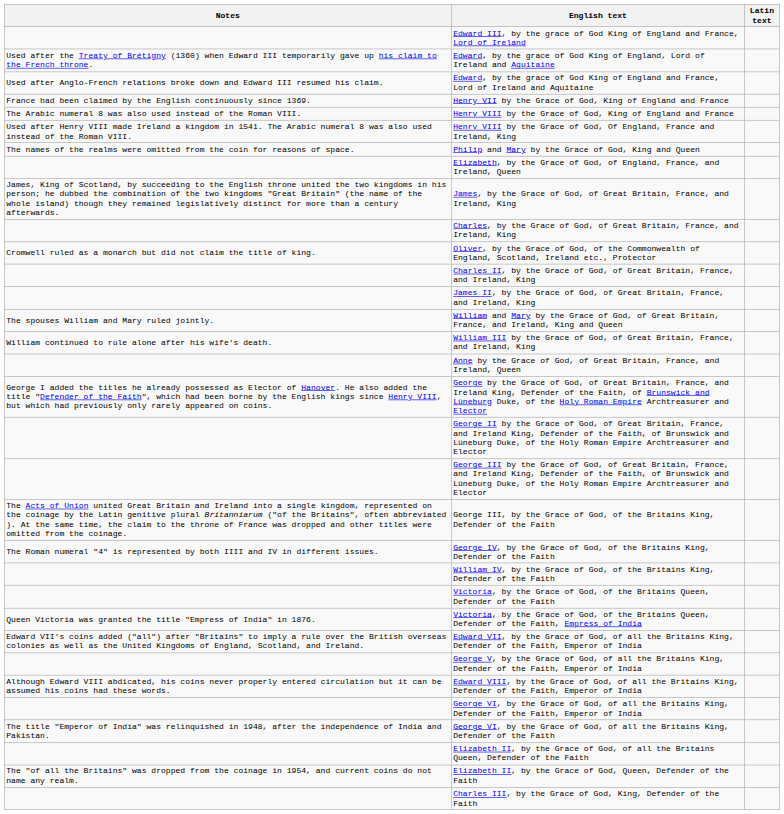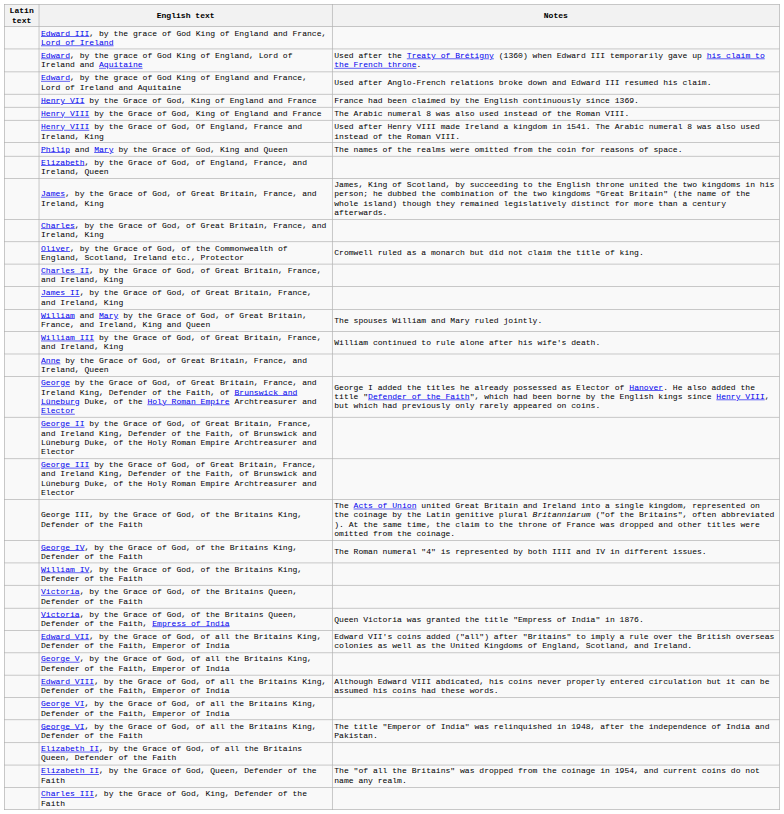columns swapped: (762, 16) <-> (228, 16)
